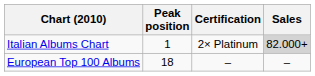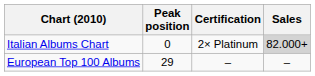(167, 44) 1 -> (167, 44) 0
(167, 62) 18 -> (167, 62) 29
